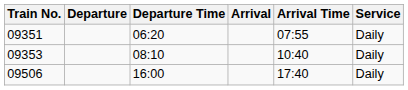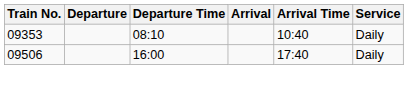- row: (25, 34)
